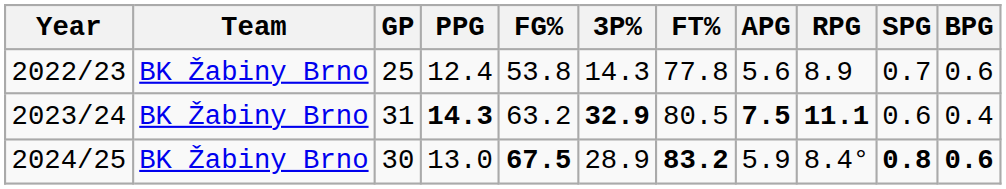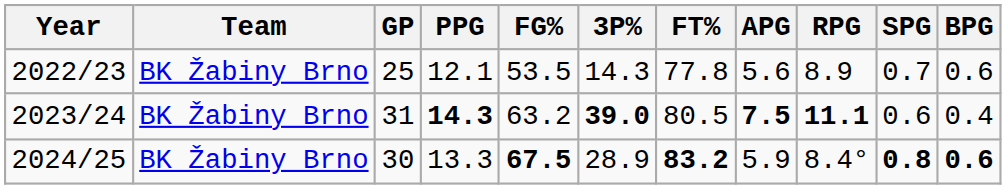(460, 72) 12.4 -> (460, 72) 12.1
(539, 72) 53.8 -> (539, 72) 53.5
(617, 116) 32.9 -> (617, 116) 39.0
(460, 161) 13.0 -> (460, 161) 13.3
